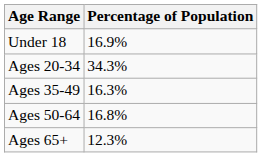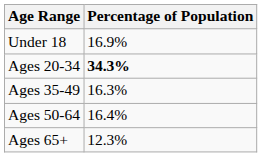(107, 66) normal -> (109, 66) bold
(107, 115) 16.8% -> (107, 115) 16.4%
